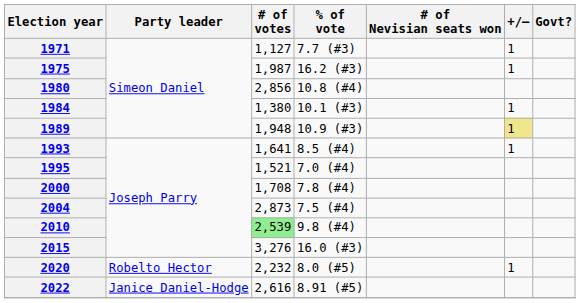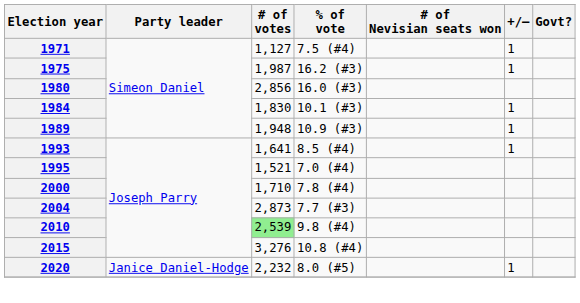(326, 48) 7.7 (#3) -> (326, 48) 7.5 (#4)
(330, 88) 10.8 (#4) -> (330, 88) 16.0 (#3)
(273, 108) 1,380 -> (273, 108) 1,830
(511, 128) khaki background -> (511, 128) no background
(273, 188) 1,708 -> (273, 188) 1,710
(326, 208) 7.5 (#4) -> (326, 208) 7.7 (#3)
(330, 248) 16.0 (#3) -> (330, 248) 10.8 (#4)
(160, 268) Robelto Hector -> (179, 268) Janice Daniel-Hodge
- row: (55, 287)
